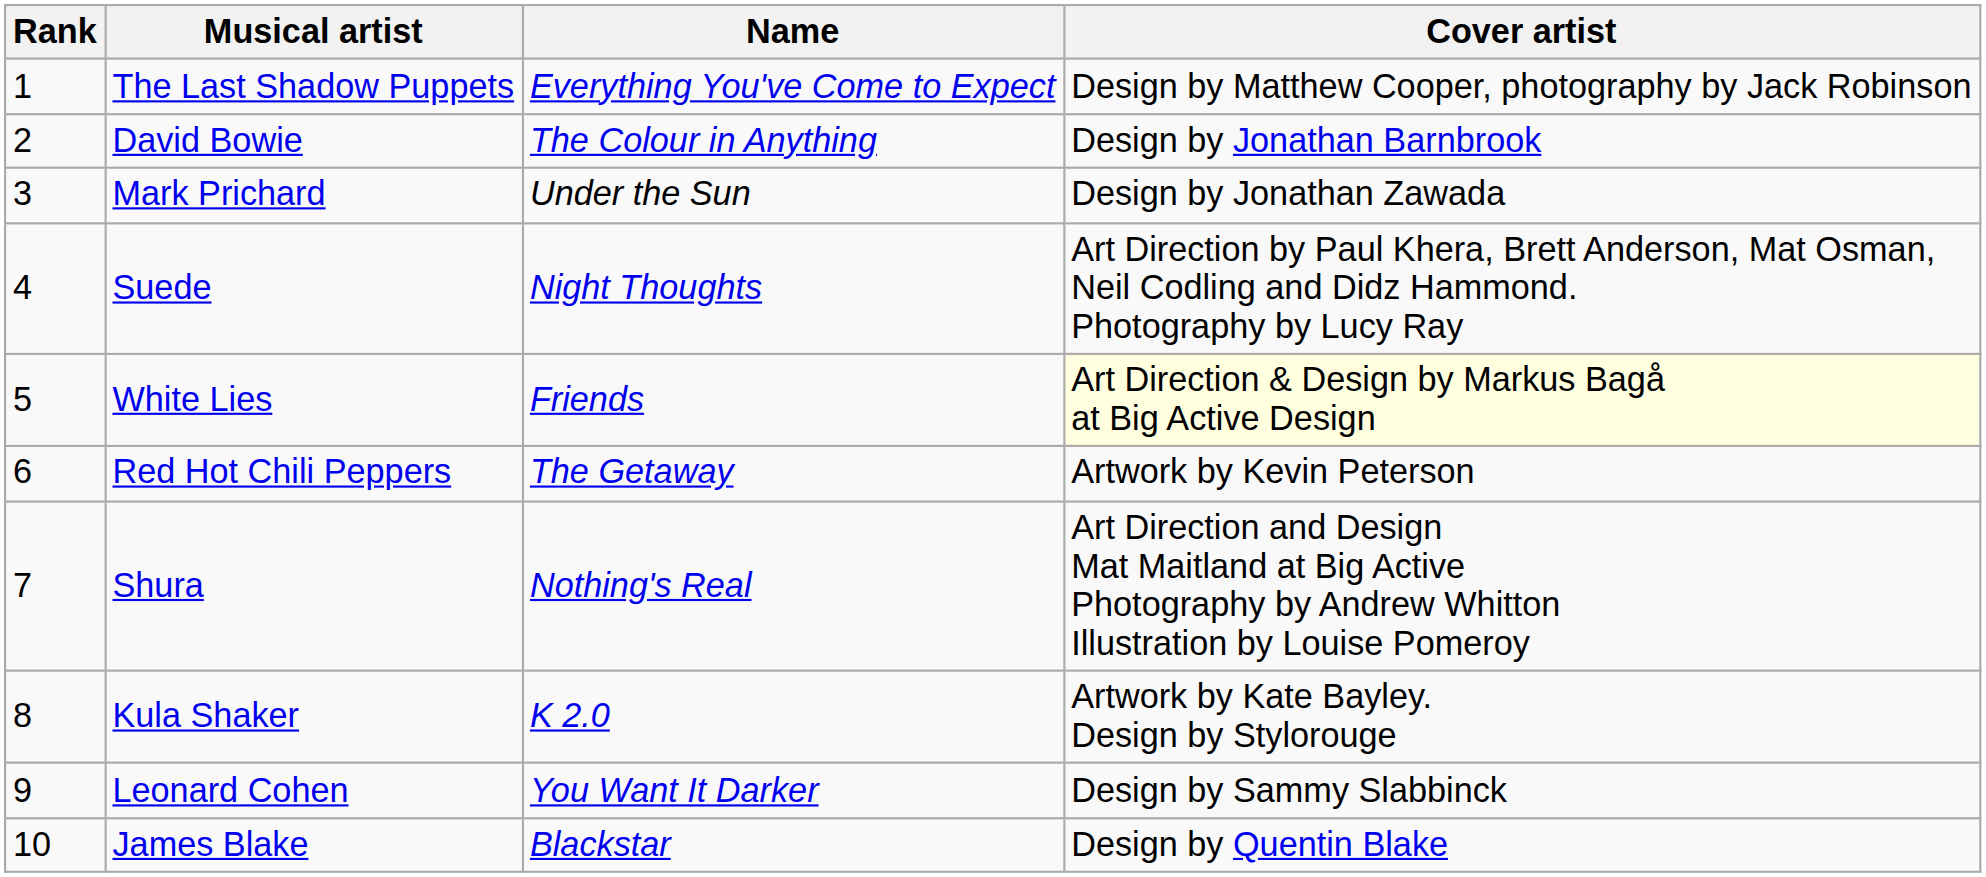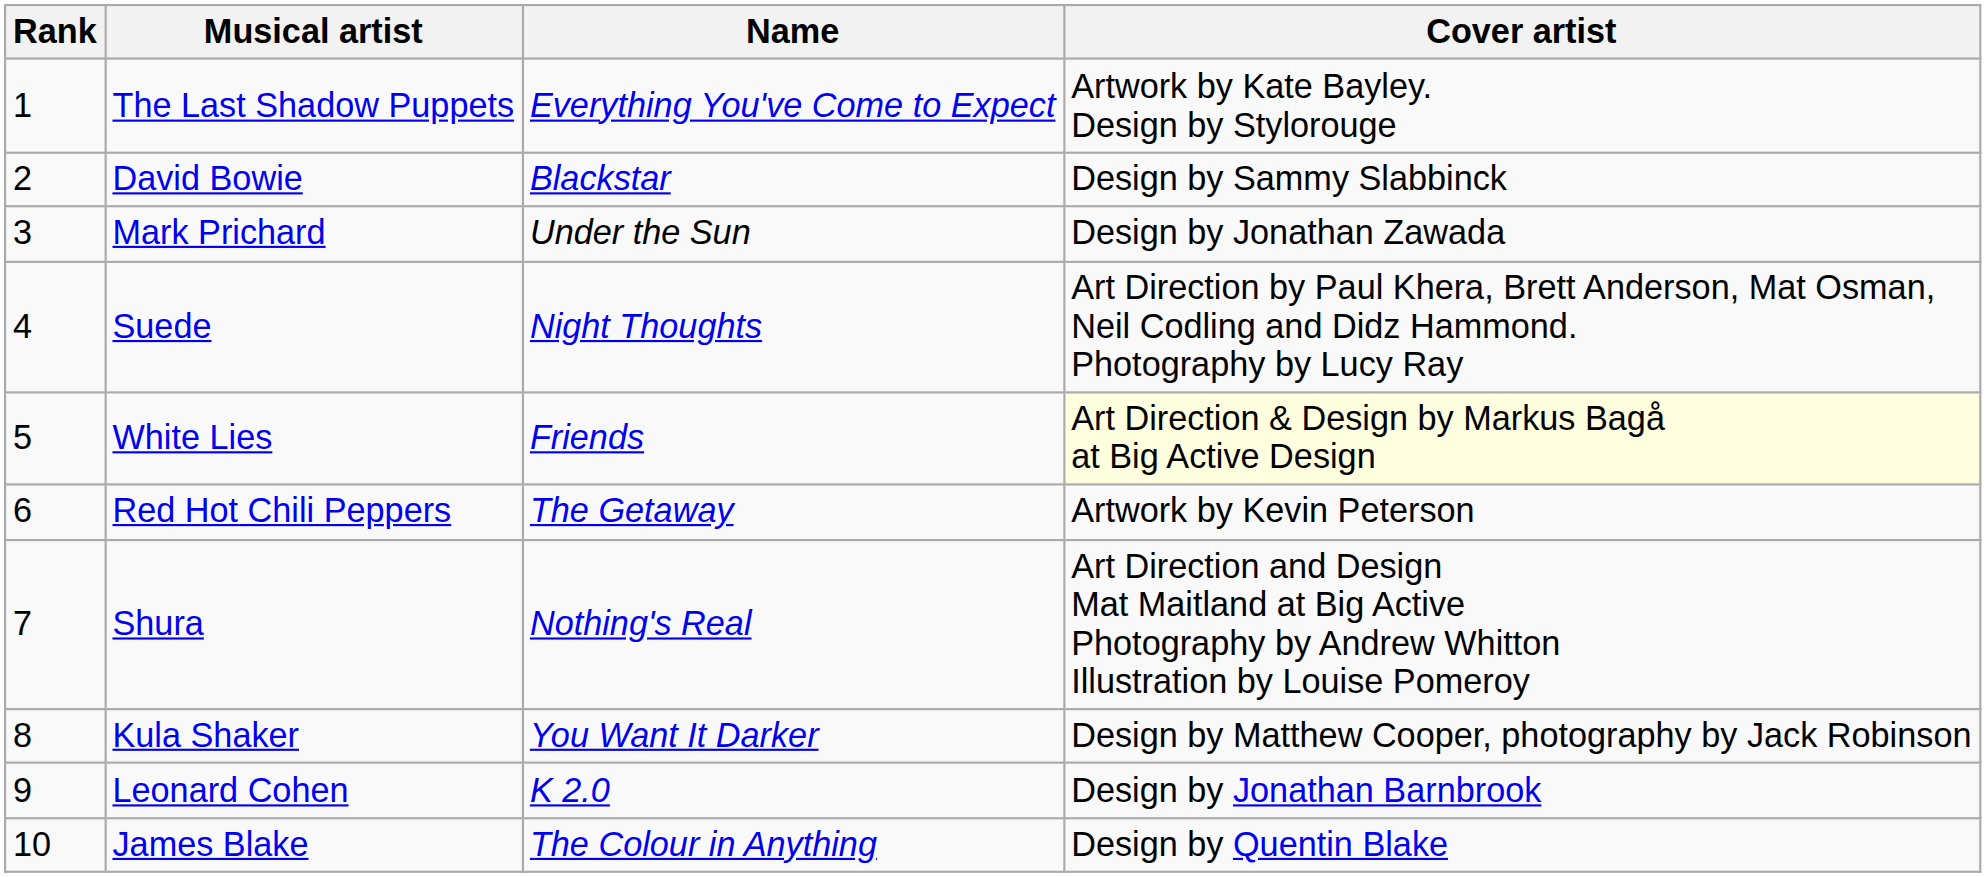(1521, 85) Design by Matthew Cooper, photography by Jack Robinson -> (1252, 105) Artwork by Kate Bayley. Design by Stylorouge
(703, 140) The Colour in Anything -> (600, 178) Blackstar
(1306, 140) Design by Jonathan Barnbrook -> (1289, 178) Design by Sammy Slabbinck
(570, 716) K 2.0 -> (674, 735) You Want It Darker
(1252, 716) Artwork by Kate Bayley. Design by Stylorouge -> (1521, 735) Design by Matthew Cooper, photography by Jack Robinson
(674, 790) You Want It Darker -> (570, 790) K 2.0
(1289, 790) Design by Sammy Slabbinck -> (1306, 790) Design by Jonathan Barnbrook
(600, 844) Blackstar -> (703, 844) The Colour in Anything
